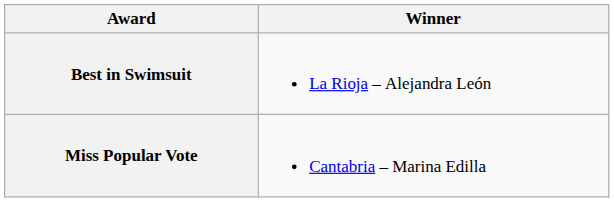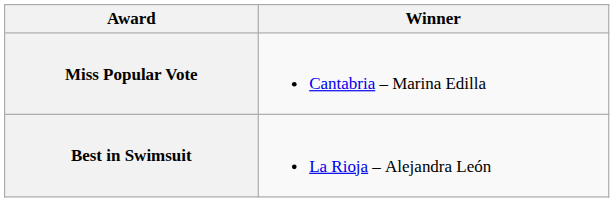rows swapped: (131, 155) <-> (131, 73)
